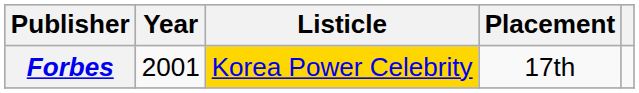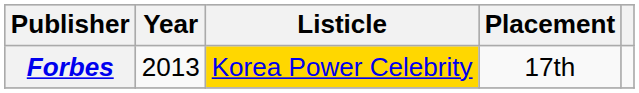(171, 66) 2001 -> (171, 66) 2013
